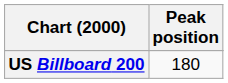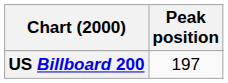(186, 64) 180 -> (186, 64) 197
